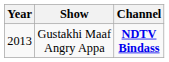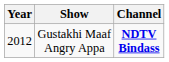(20, 40) 2013 -> (20, 40) 2012
